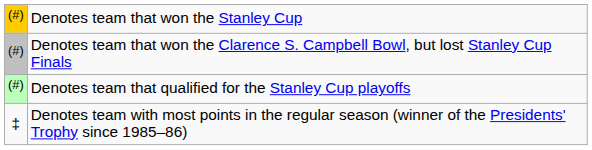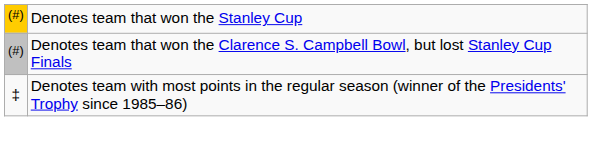- row: (221, 88)
